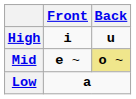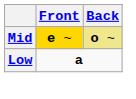- row: (24, 38)
(68, 60) no background -> (59, 38) gold background
